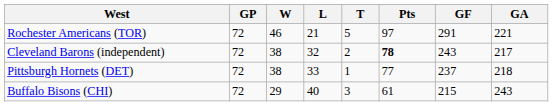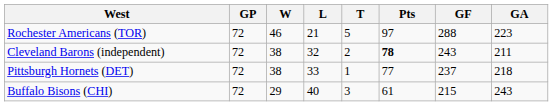(447, 33) 291 -> (447, 33) 288
(503, 33) 221 -> (503, 33) 223
(503, 52) 217 -> (503, 52) 211
